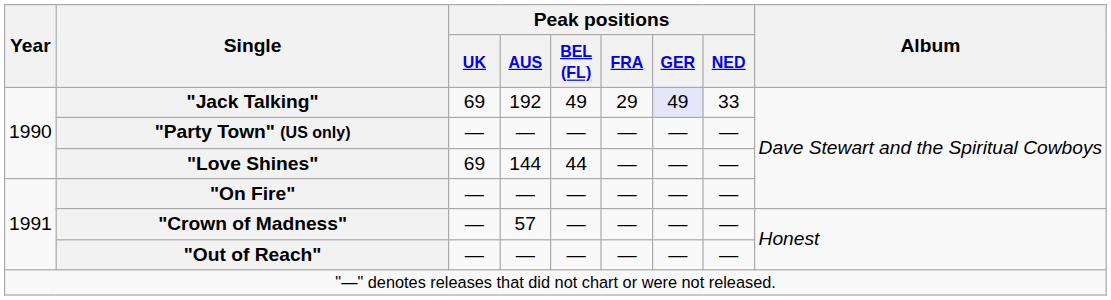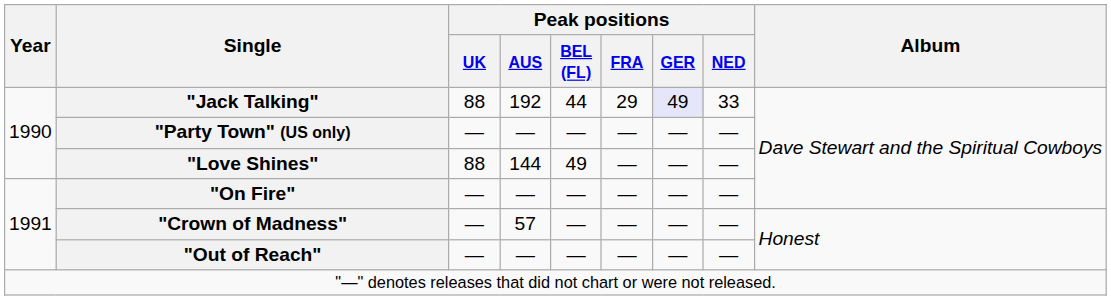(474, 102) 69 -> (474, 102) 88
(576, 102) 49 -> (576, 102) 44
(474, 163) 69 -> (474, 163) 88
(576, 163) 44 -> (576, 163) 49
